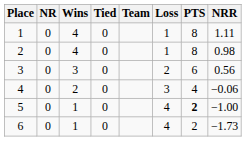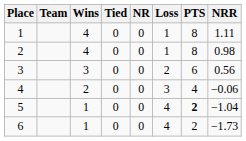columns swapped: (136, 13) <-> (48, 13)
(225, 107) −1.00 -> (225, 107) −1.04
